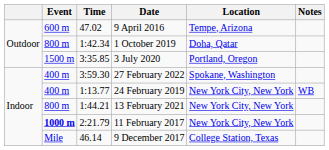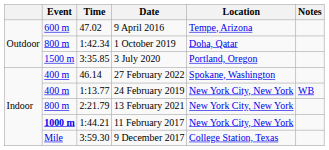(94, 75) 3:59.30 -> (91, 75) 46.14
(94, 106) 1:44.21 -> (94, 106) 2:21.79
(94, 122) 2:21.79 -> (94, 122) 1:44.21
(91, 138) 46.14 -> (94, 138) 3:59.30
